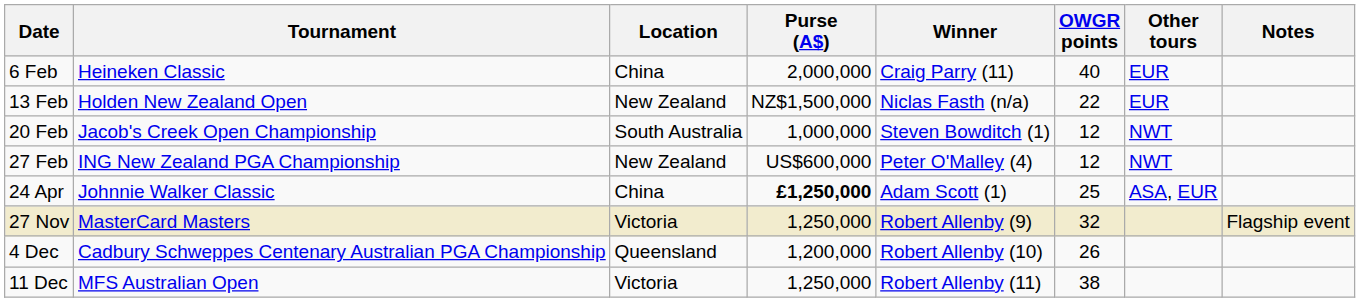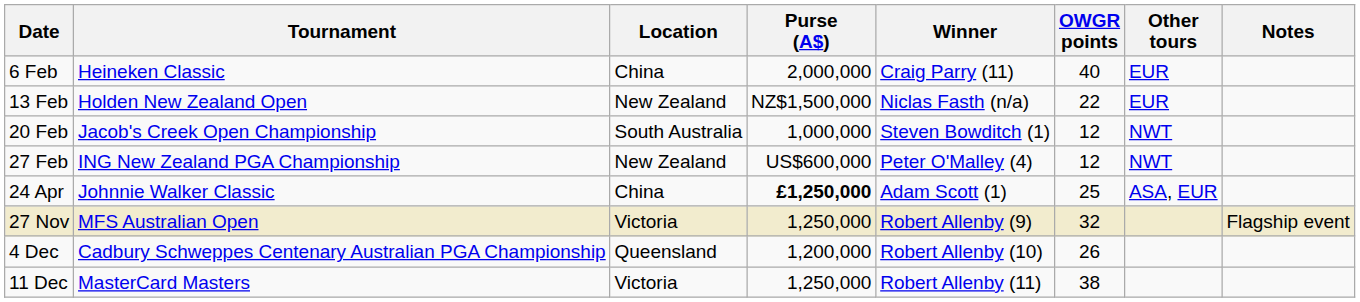(164, 222) MasterCard Masters -> (168, 222) MFS Australian Open
(168, 282) MFS Australian Open -> (164, 282) MasterCard Masters
